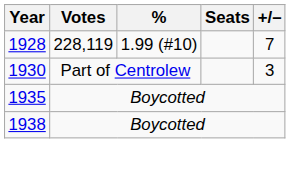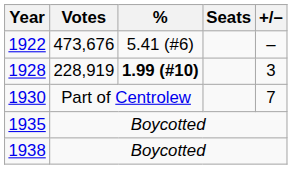+ row: (27, 44)
(83, 44) 228,119 -> (84, 71) 228,919
(159, 44) normal -> (160, 71) bold
(270, 44) 7 -> (271, 71) 3
(270, 71) 3 -> (271, 97) 7
